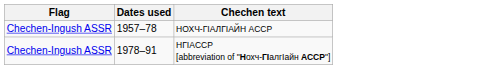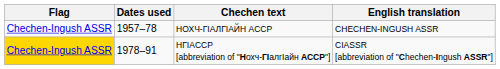+ column: (414, 12)
(59, 50) no background -> (59, 50) gold background
